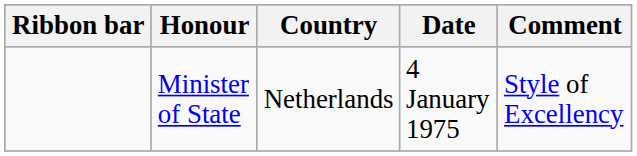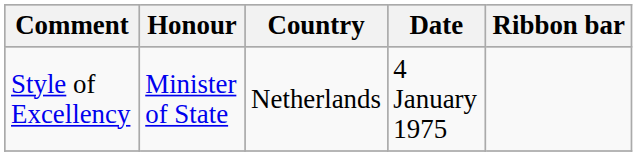columns swapped: (78, 25) <-> (565, 25)
